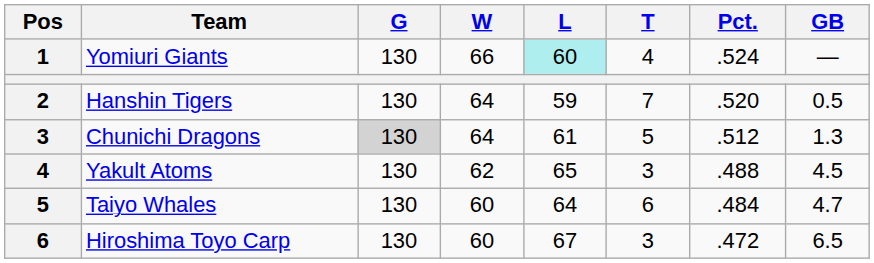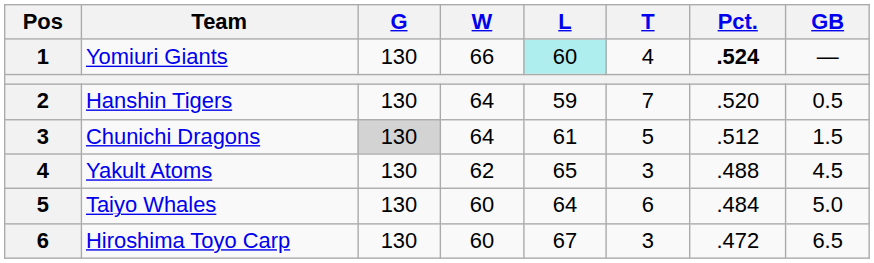(738, 56) normal -> (738, 56) bold
(828, 136) 1.3 -> (828, 136) 1.5
(828, 205) 4.7 -> (828, 205) 5.0
